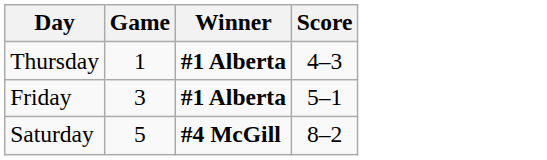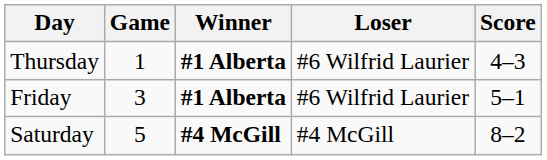+ column: (383, 23)
